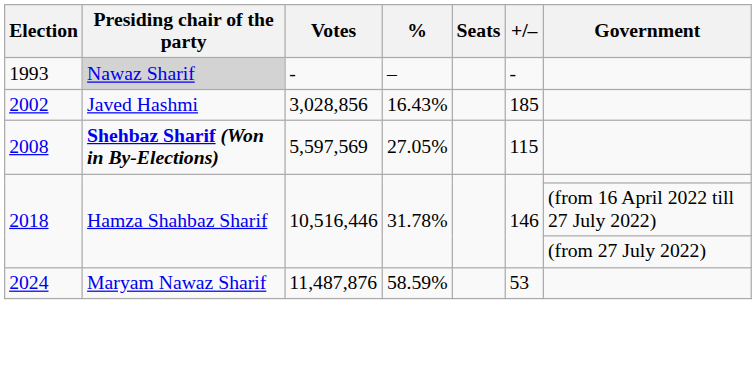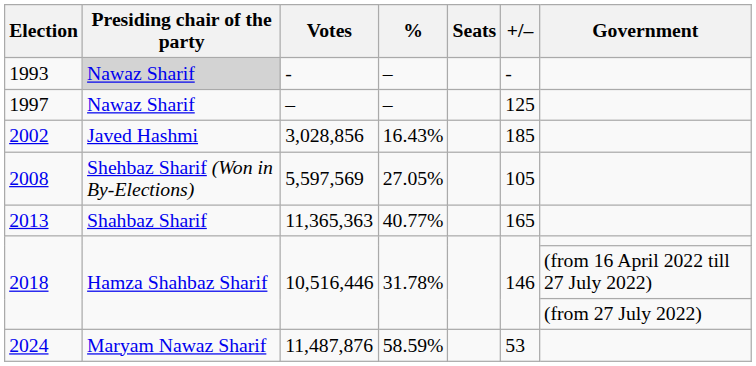+ row: (29, 104)
(175, 146) bold -> (180, 178) normal
(524, 146) 115 -> (520, 178) 105
+ row: (29, 220)
